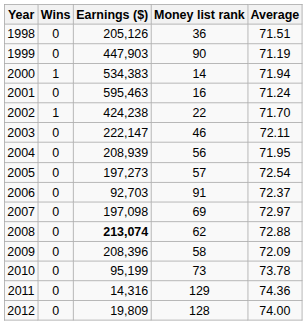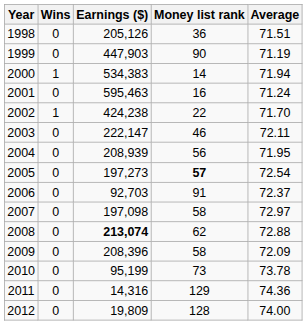(199, 172) normal -> (199, 172) bold
(199, 212) 69 -> (199, 212) 58
